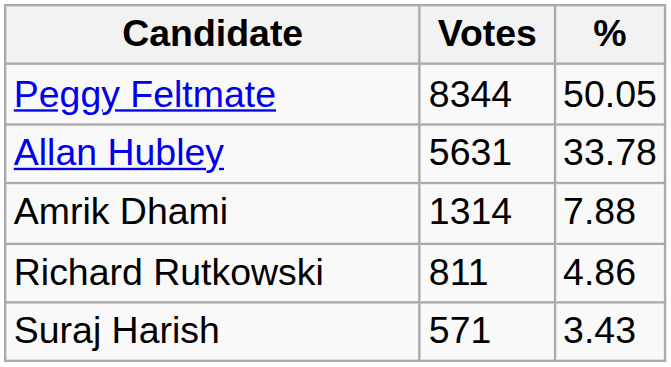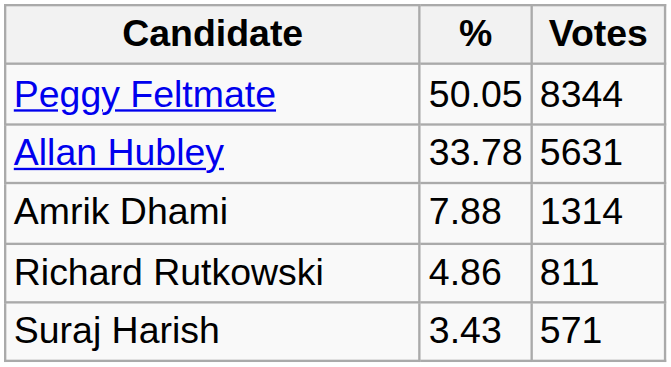columns swapped: (487, 34) <-> (610, 34)
